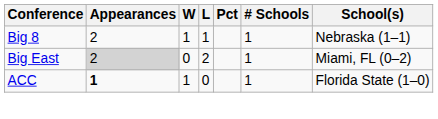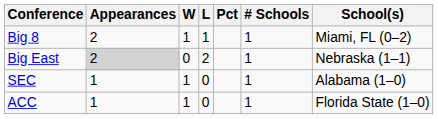(363, 37) Nebraska (1–1) -> (364, 37) Miami, FL (0–2)
(364, 59) Miami, FL (0–2) -> (363, 59) Nebraska (1–1)
+ row: (22, 80)
(93, 80) bold -> (93, 102) normal
